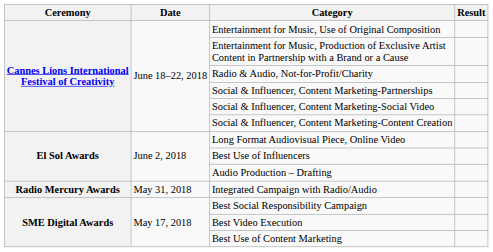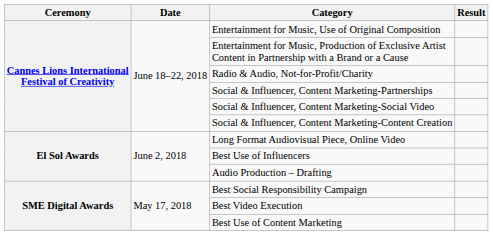- row: (294, 189)
